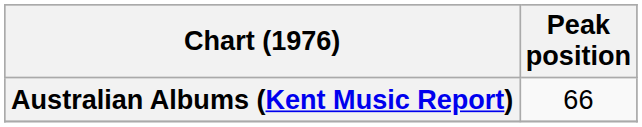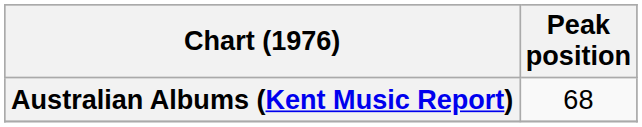(578, 99) 66 -> (578, 99) 68
